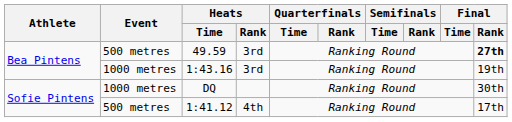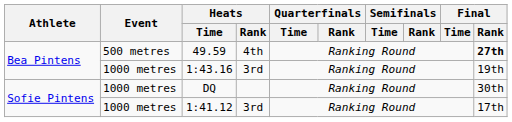(253, 51) 3rd -> (253, 51) 4th
(136, 107) 500 metres -> (140, 107) 1000 metres
(253, 107) 4th -> (253, 107) 3rd
